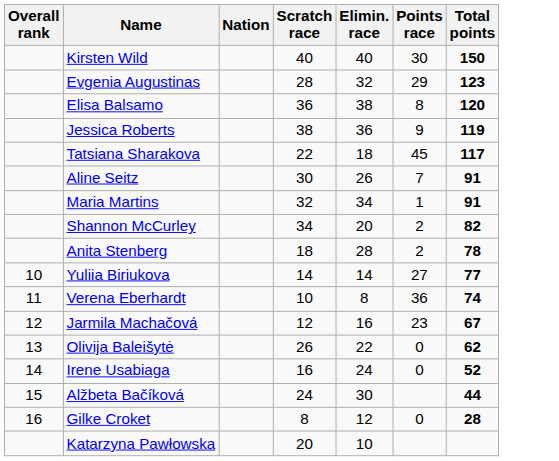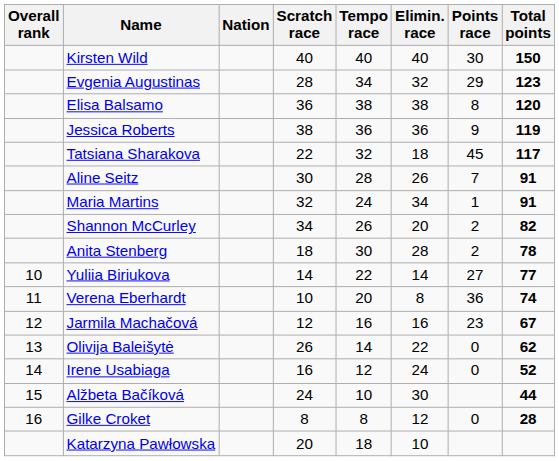+ column: (364, 25)
